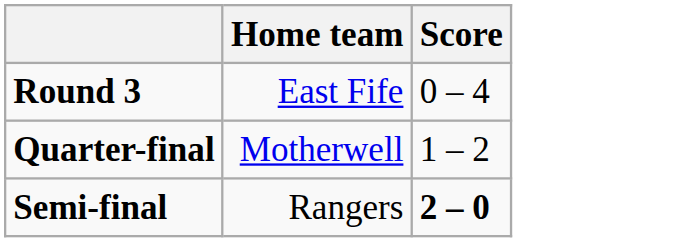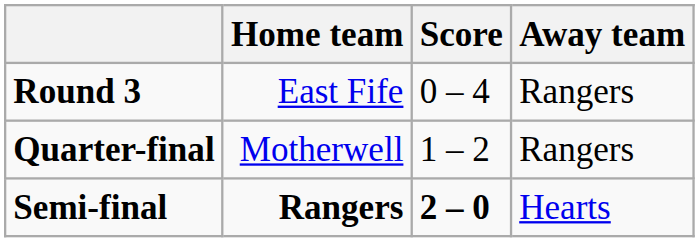+ column: (602, 33)
(346, 207) normal -> (341, 207) bold
